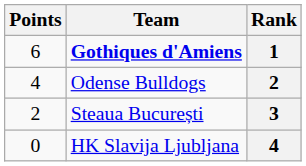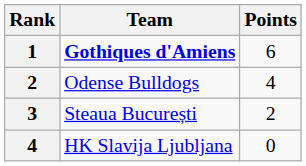columns swapped: (274, 20) <-> (35, 20)
